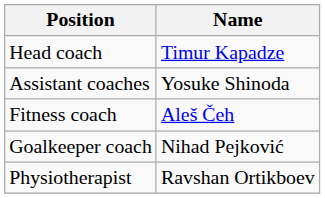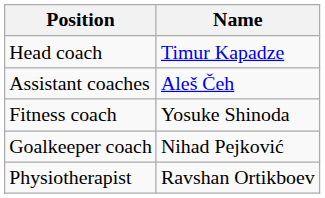(225, 83) Yosuke Shinoda -> (198, 83) Aleš Čeh
(198, 114) Aleš Čeh -> (225, 114) Yosuke Shinoda
